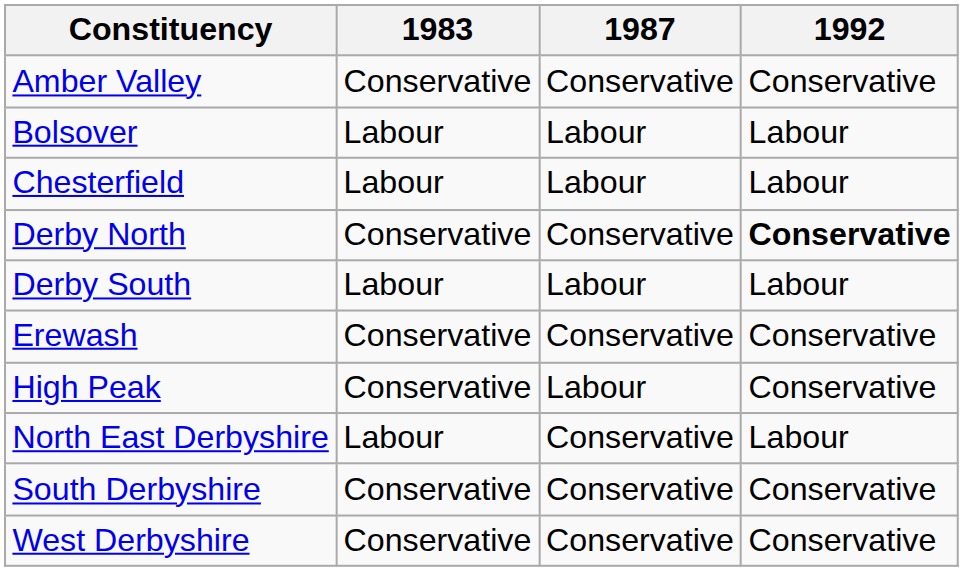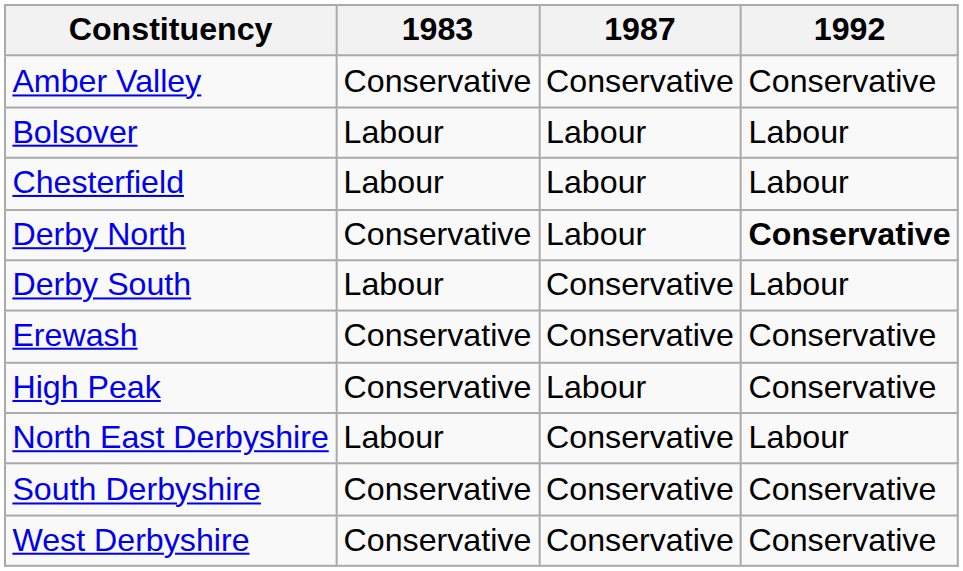(640, 234) Conservative -> (596, 234) Labour
(596, 285) Labour -> (640, 285) Conservative
